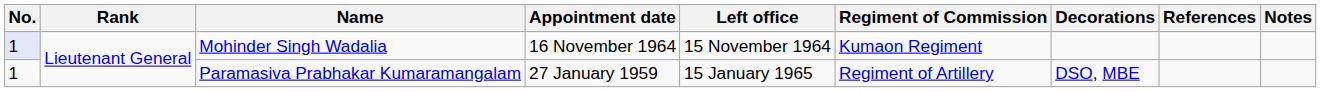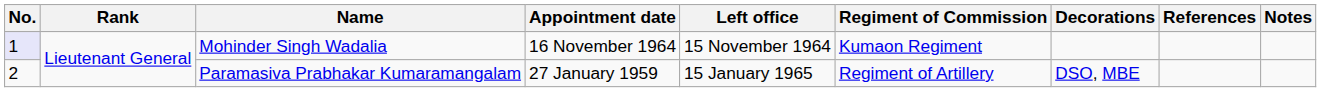(13, 73) 1 -> (13, 73) 2
